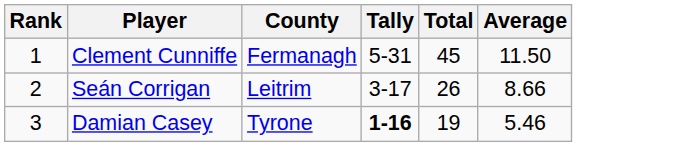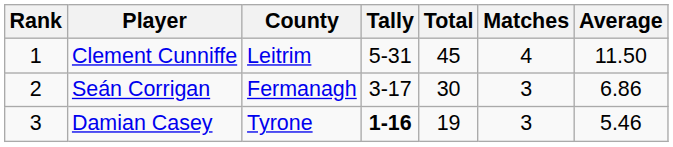+ column: (526, 21)
(302, 55) Fermanagh -> (279, 55) Leitrim
(279, 89) Leitrim -> (302, 89) Fermanagh
(449, 89) 26 -> (449, 89) 30
(525, 89) 8.66 -> (621, 89) 6.86
